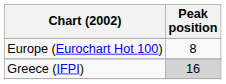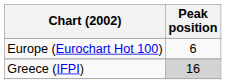(193, 48) 8 -> (193, 48) 6
